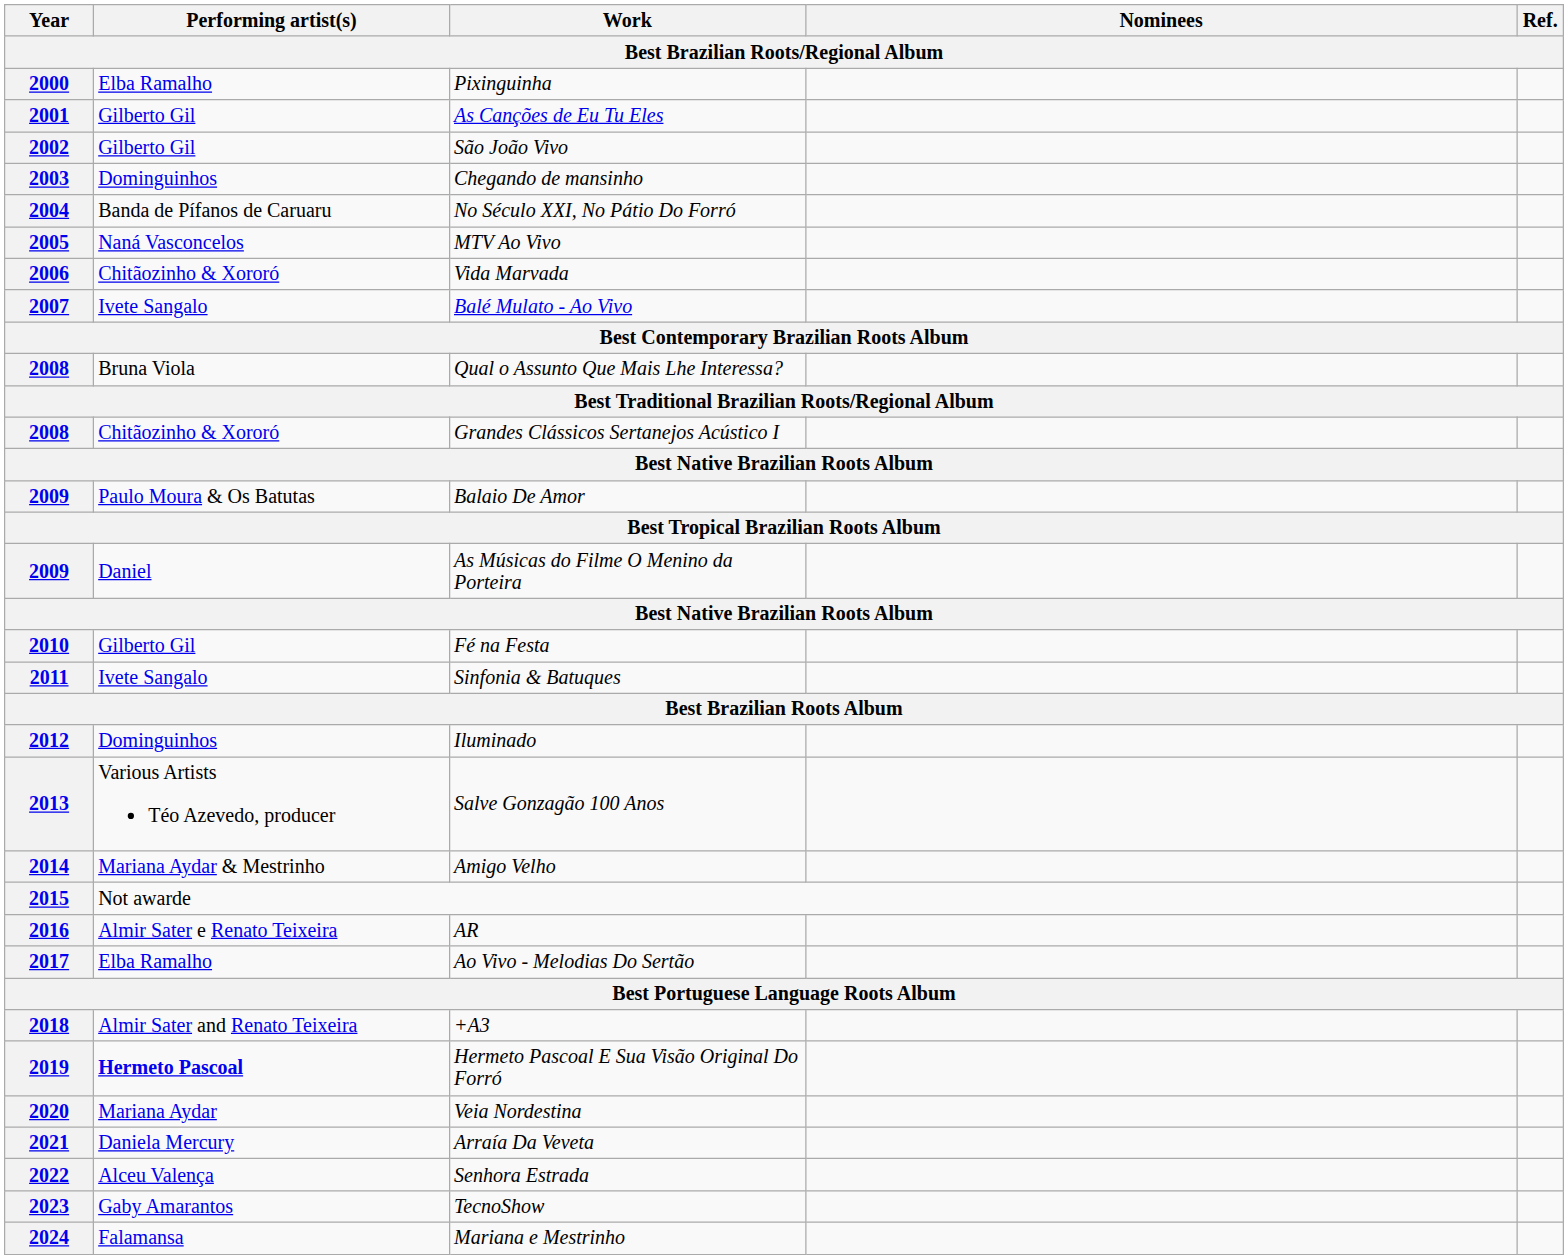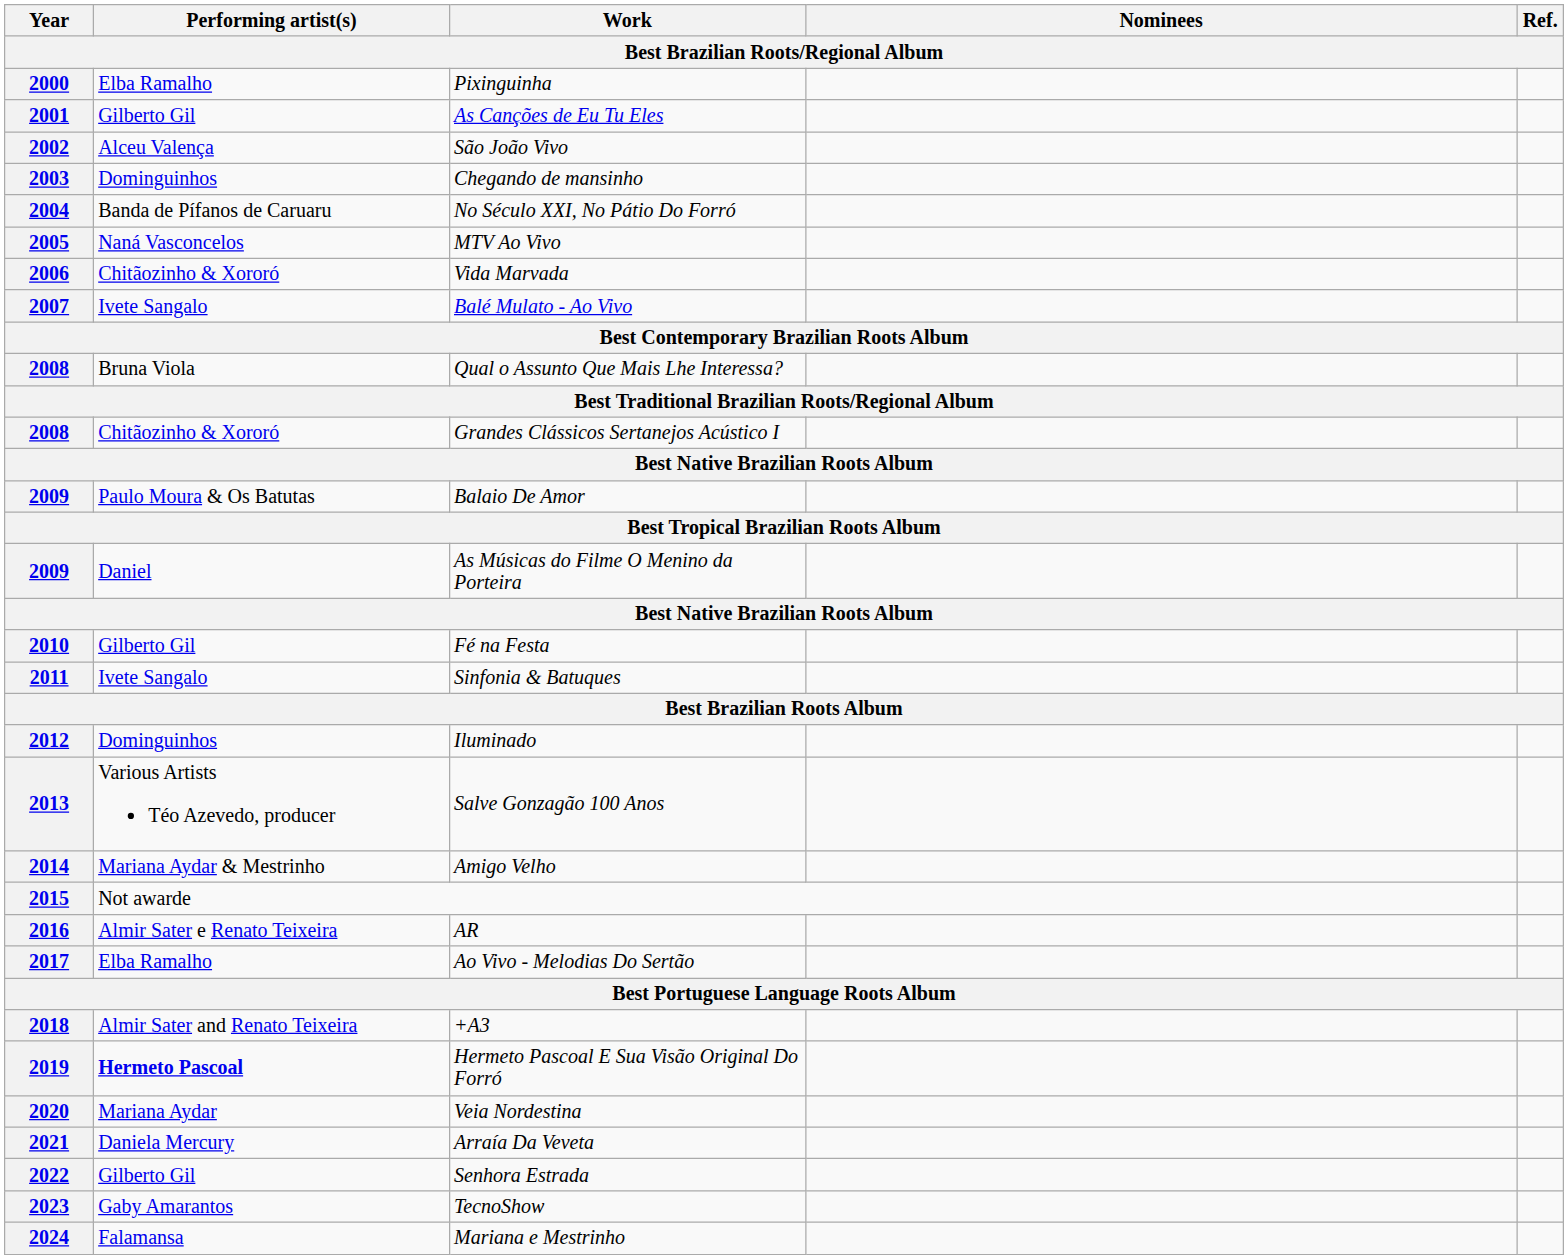(147, 147) Gilberto Gil -> (156, 147) Alceu Valença
(156, 1174) Alceu Valença -> (147, 1174) Gilberto Gil
